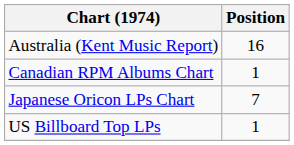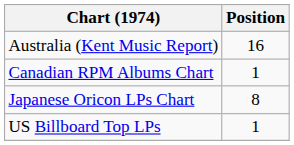(256, 99) 7 -> (256, 99) 8
